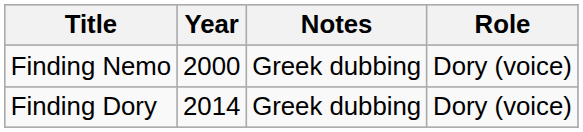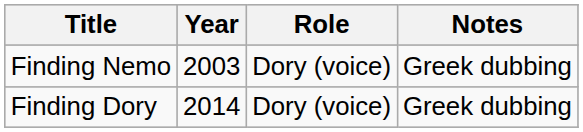columns swapped: (502, 24) <-> (337, 24)
(212, 65) 2000 -> (212, 65) 2003
